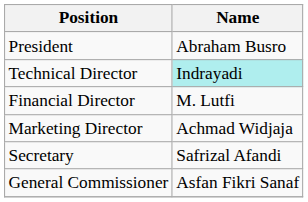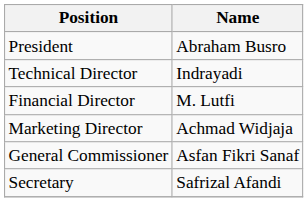(209, 73) paleturquoise background -> (209, 73) no background
rows swapped: (88, 182) <-> (41, 155)
